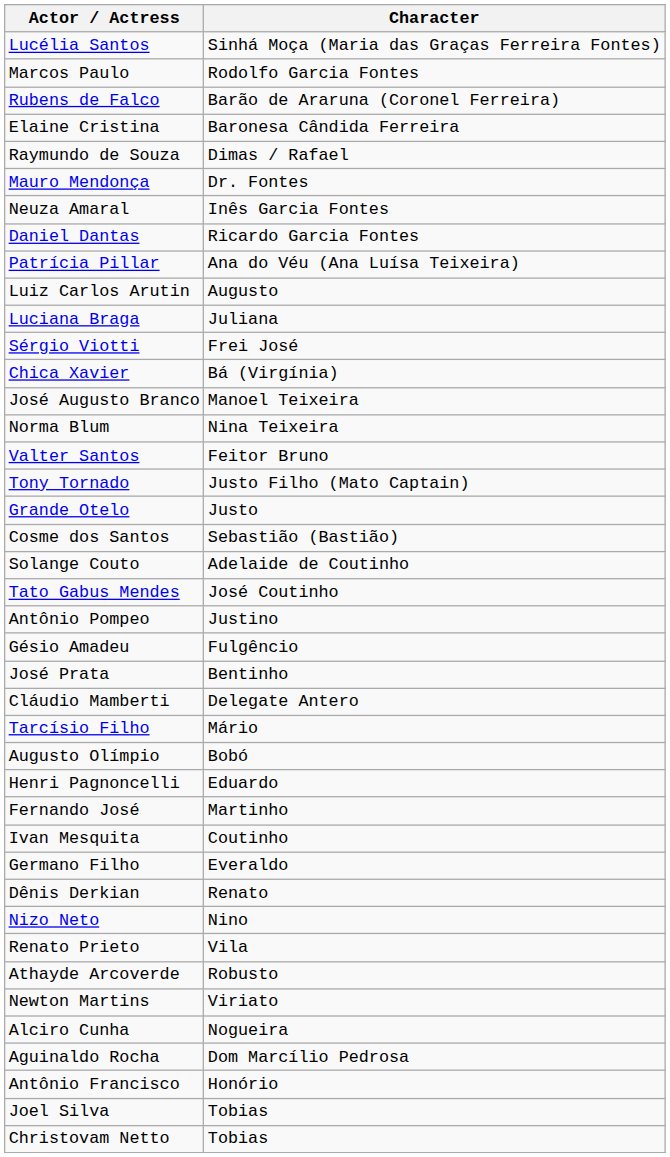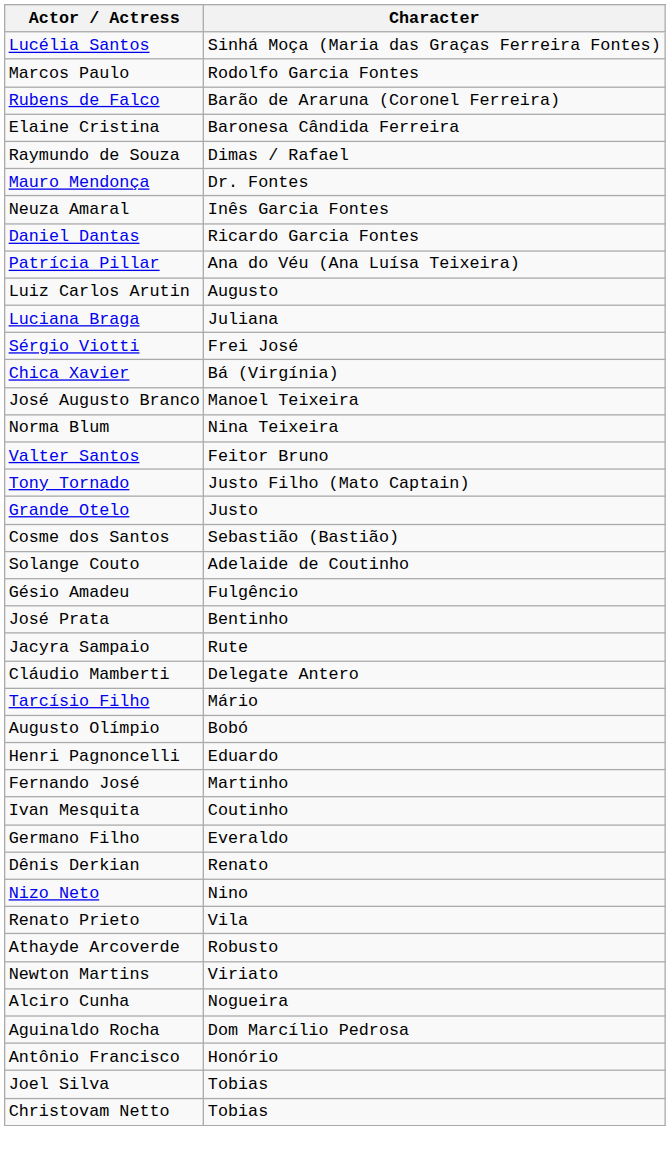- row: (94, 592)
- row: (79, 620)
+ row: (79, 647)
